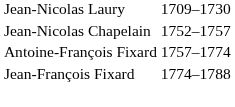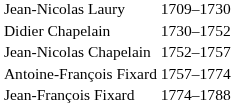+ row: (57, 30)
